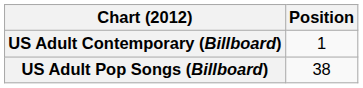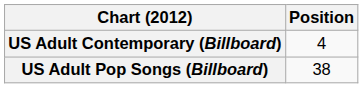(322, 43) 1 -> (322, 43) 4
